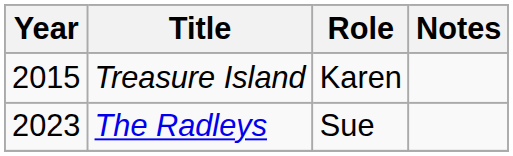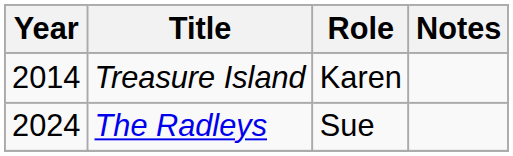(46, 77) 2015 -> (46, 77) 2014
(46, 126) 2023 -> (46, 126) 2024
